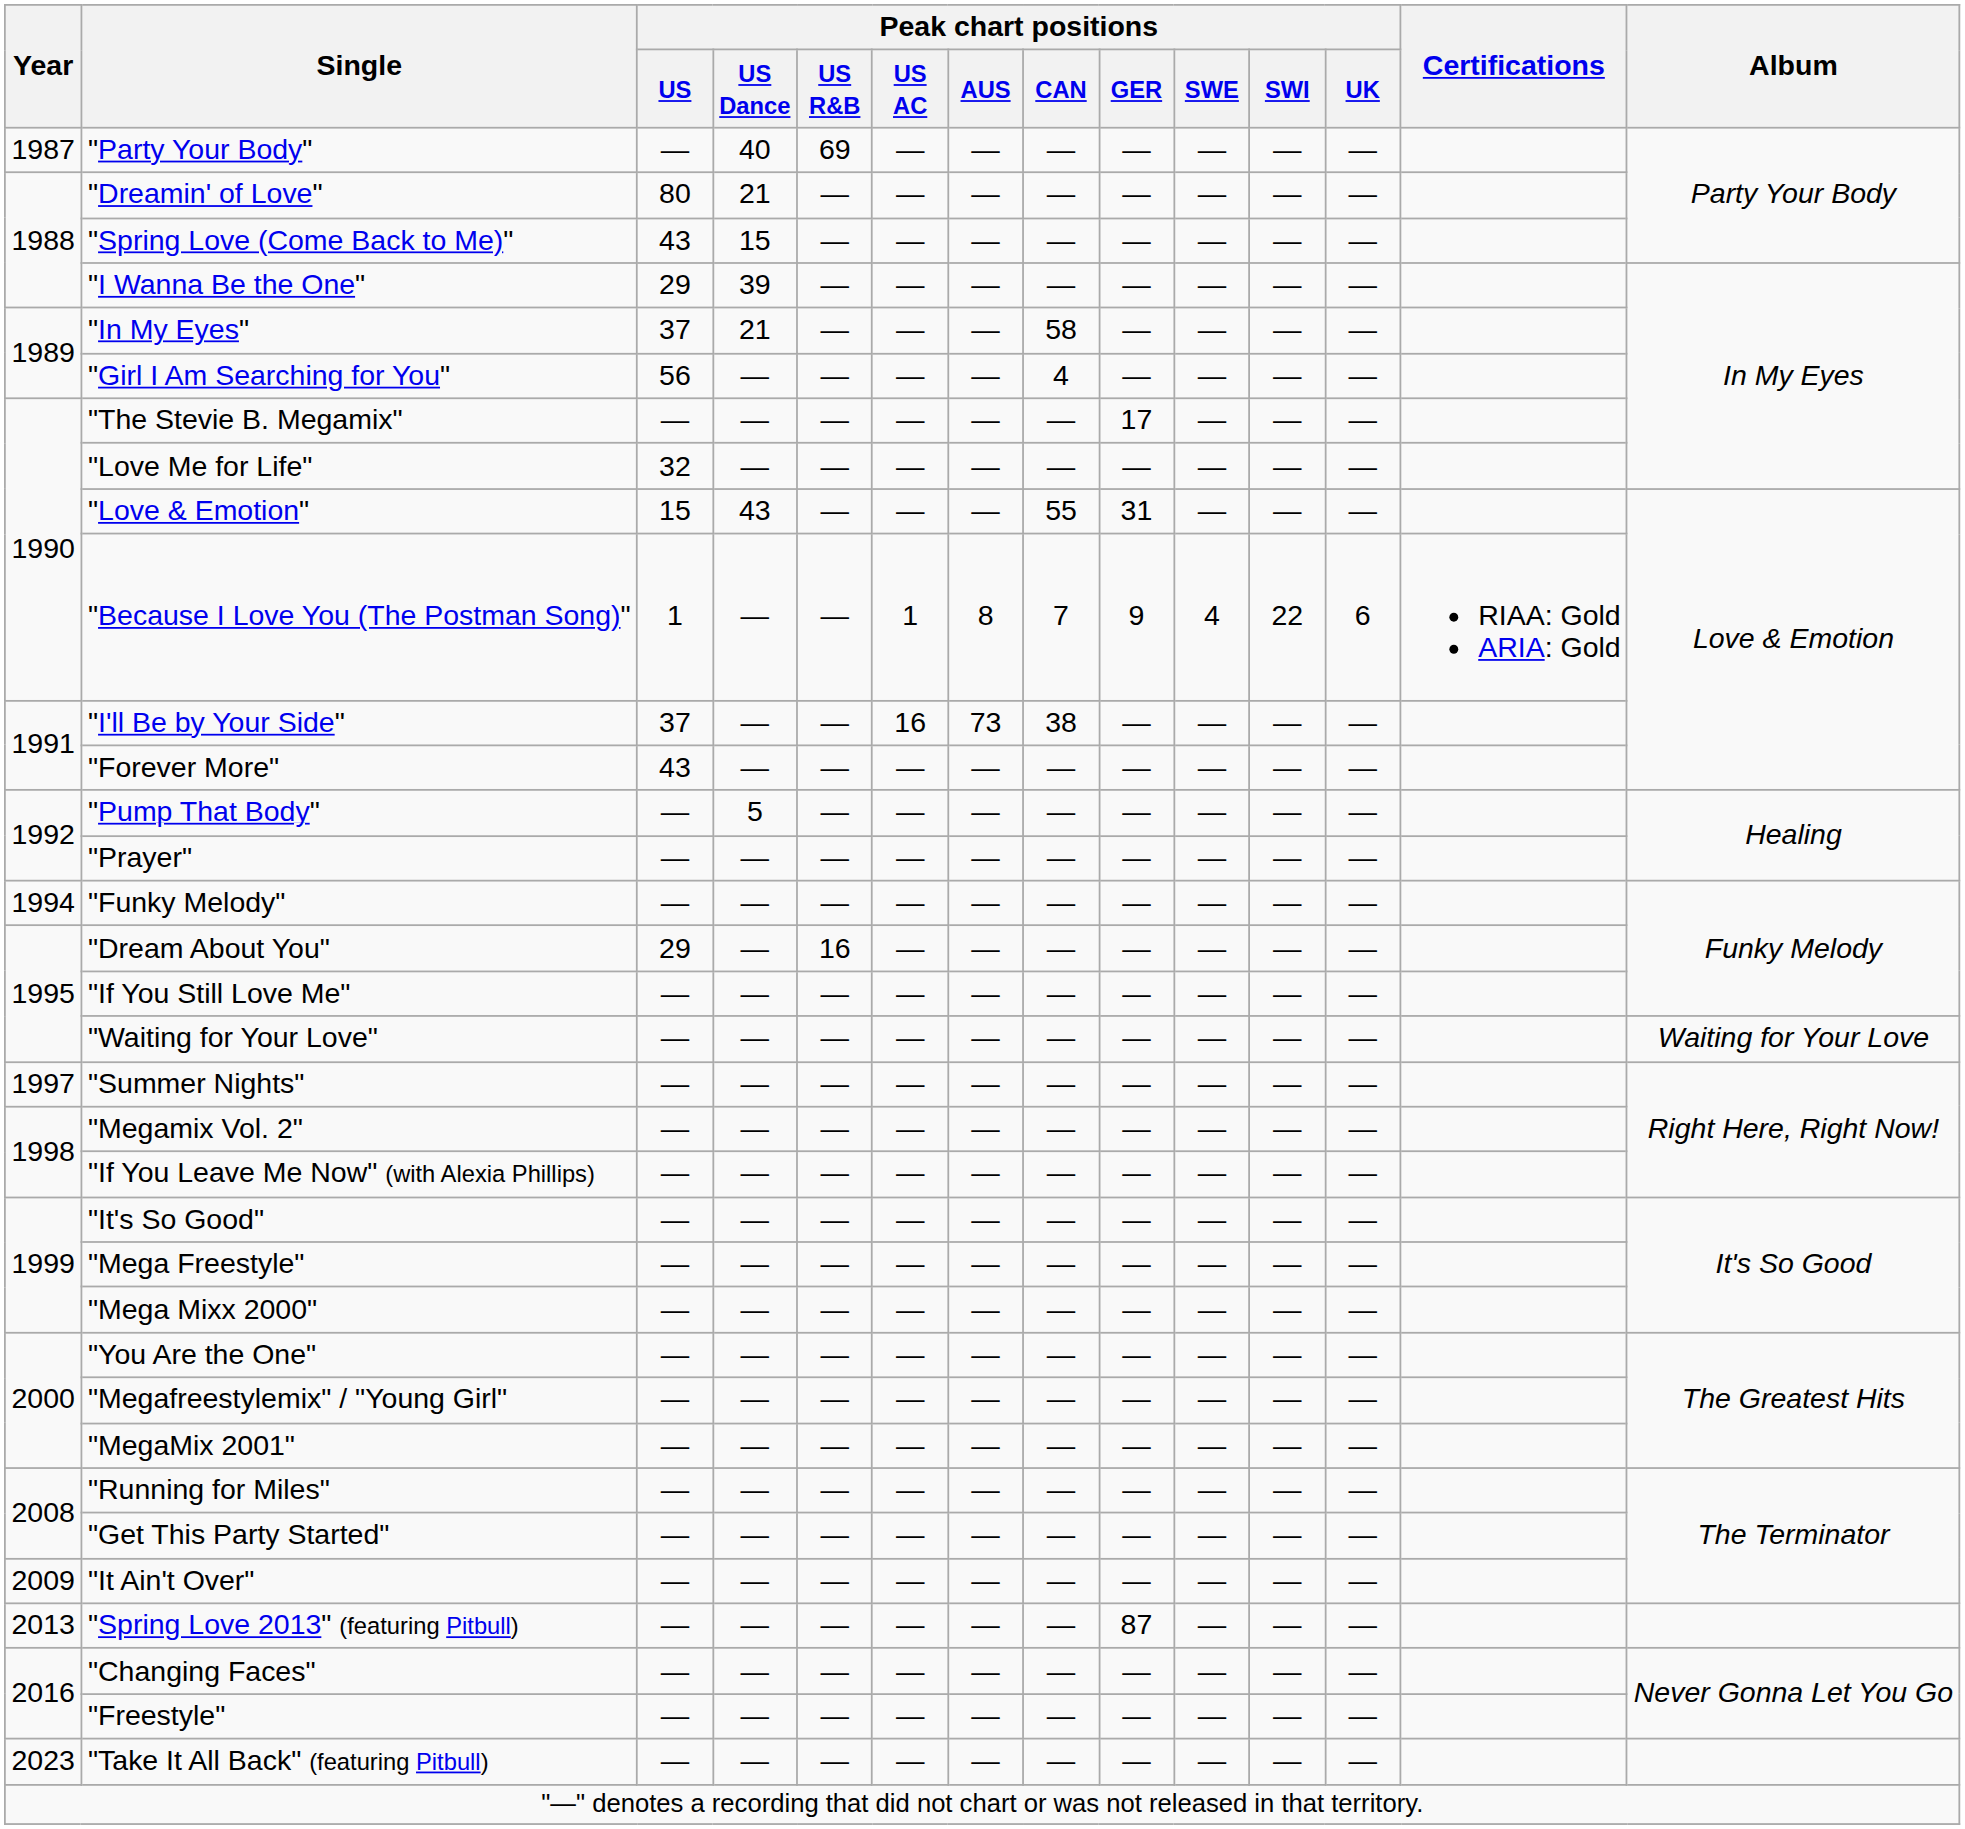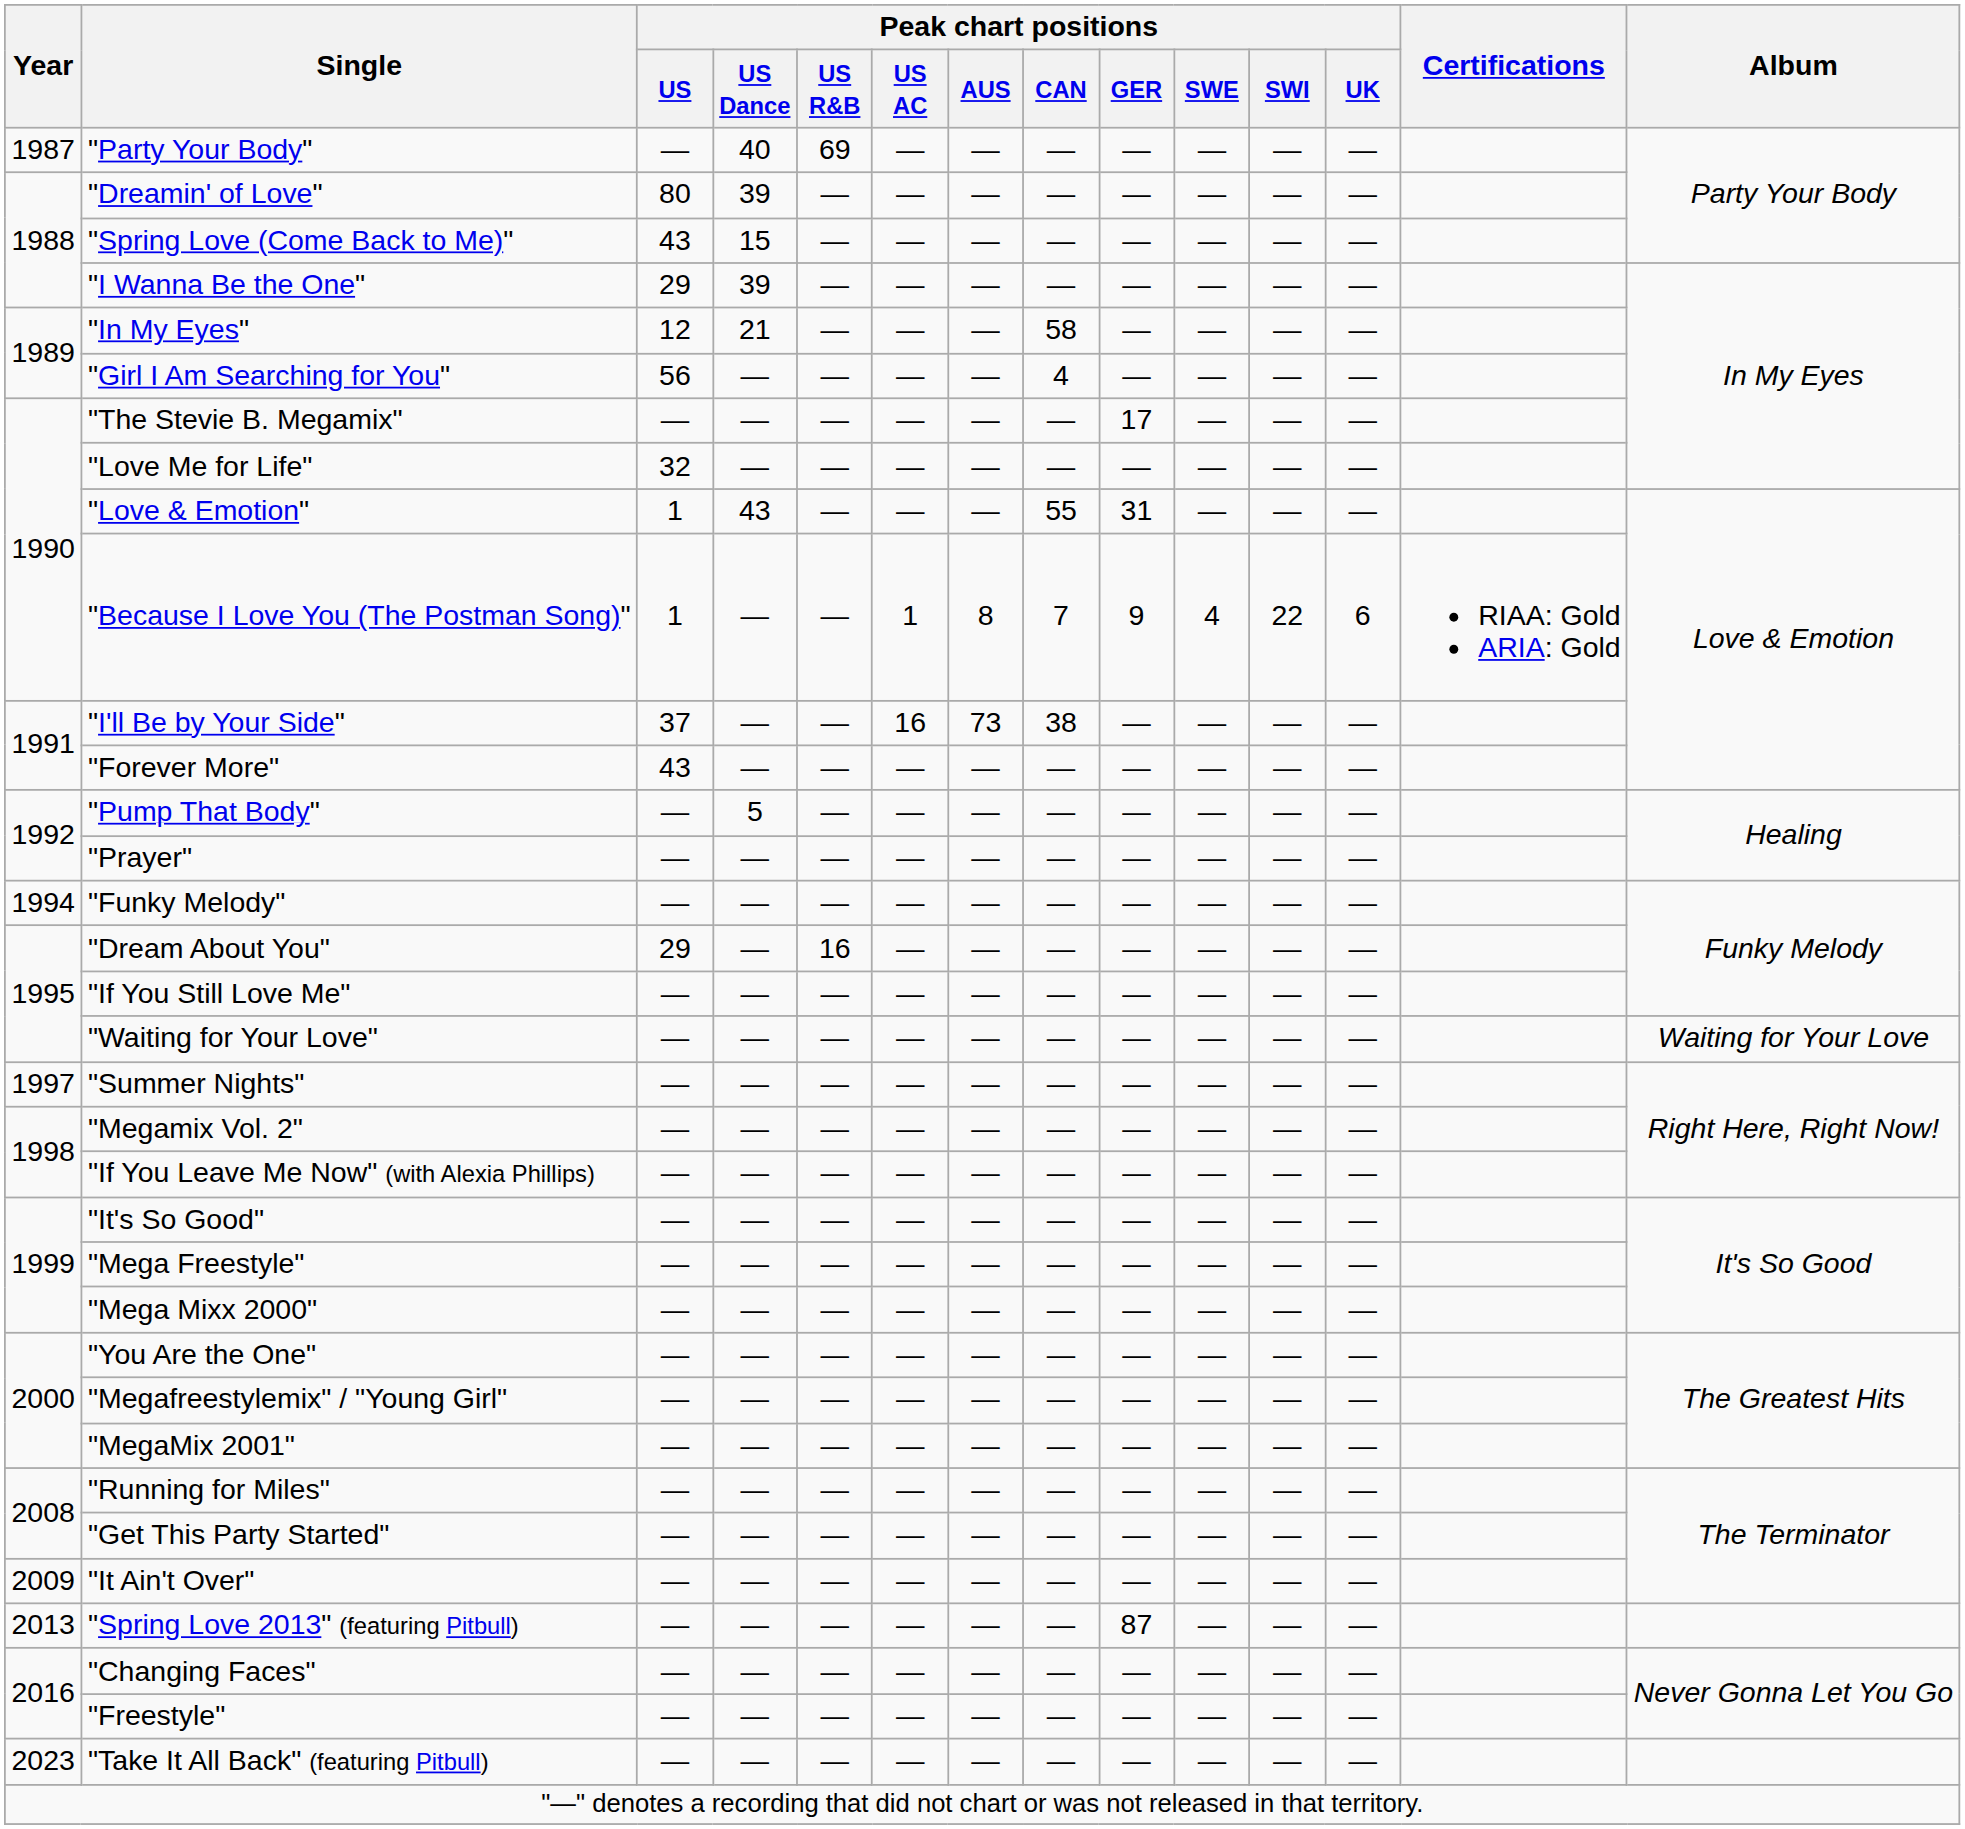(755, 194) 21 -> (755, 194) 39
(675, 330) 37 -> (675, 330) 12
(675, 510) 15 -> (675, 510) 1
